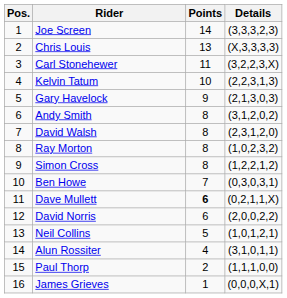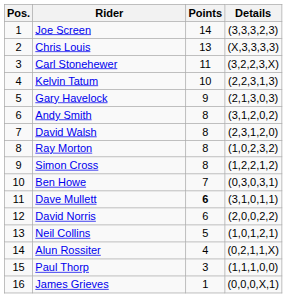(253, 199) (0,2,1,1,X) -> (253, 199) (3,1,0,1,1)
(253, 250) (3,1,0,1,1) -> (253, 250) (0,2,1,1,X)
(205, 267) 2 -> (205, 267) 3
